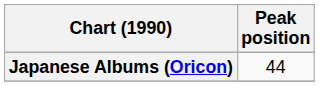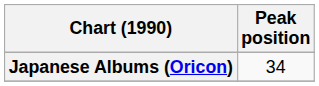(276, 66) 44 -> (276, 66) 34
